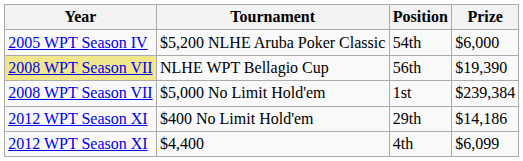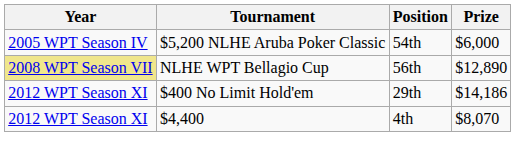(481, 67) $19,390 -> (481, 67) $12,890
- row: (243, 93)
(477, 144) $6,099 -> (477, 118) $8,070
